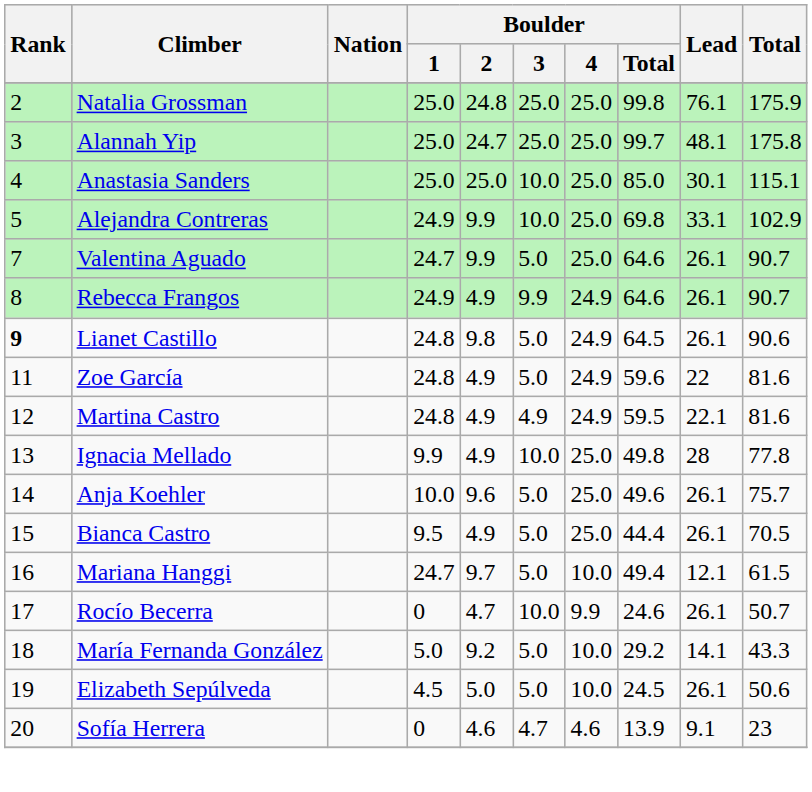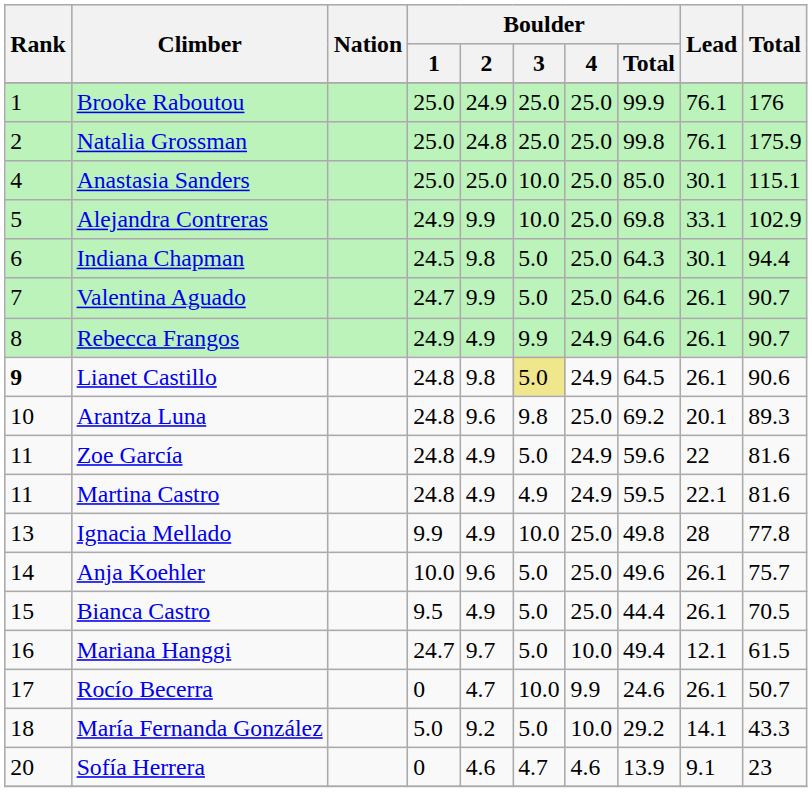+ row: (161, 102)
- row: (136, 141)
+ row: (161, 258)
(533, 337) no background -> (533, 376) khaki background
+ row: (141, 415)
(22, 415) 12 -> (22, 493) 11
- row: (174, 688)
